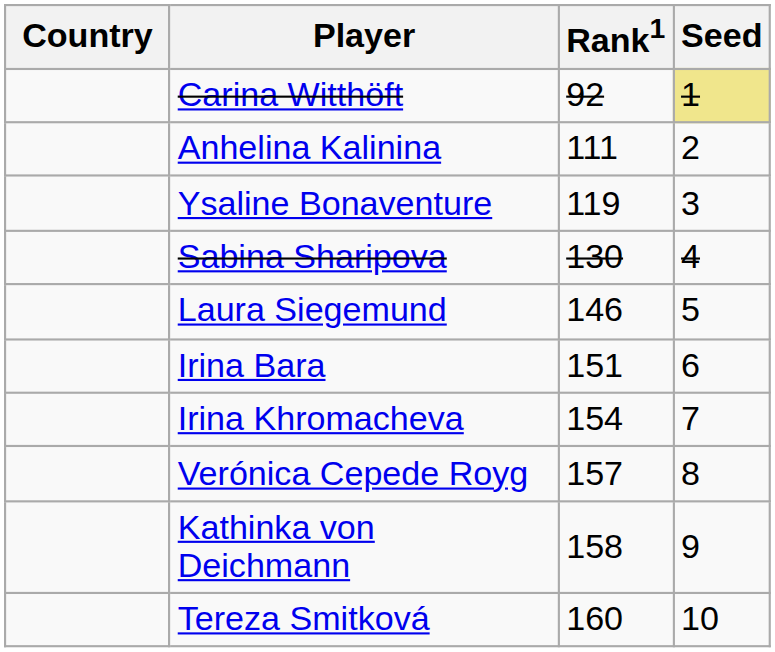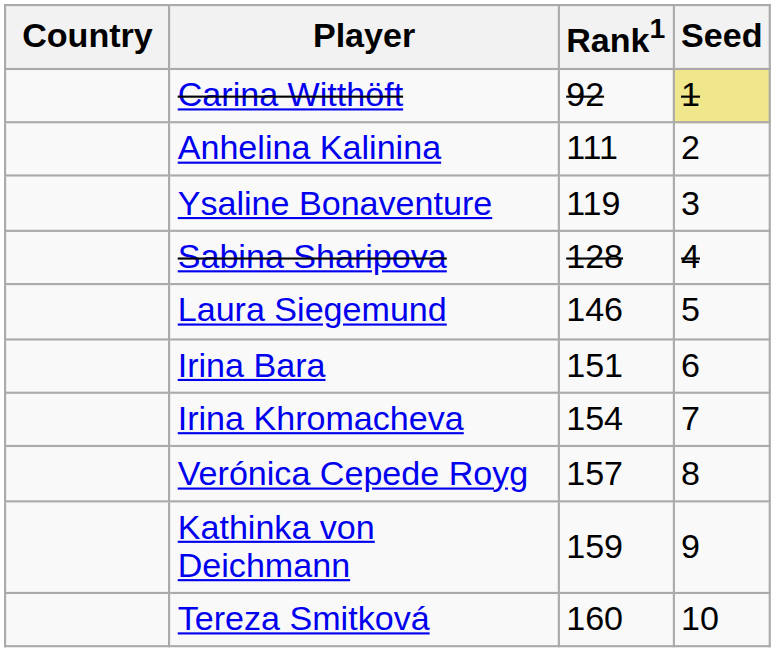(595, 256) 130 -> (595, 256) 128
(595, 546) 158 -> (595, 546) 159
